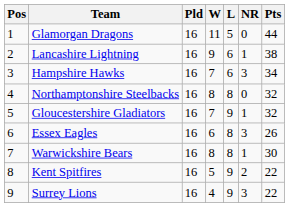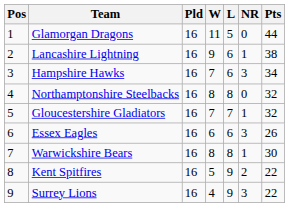(230, 113) 9 -> (230, 113) 7
(230, 133) 8 -> (230, 133) 6
